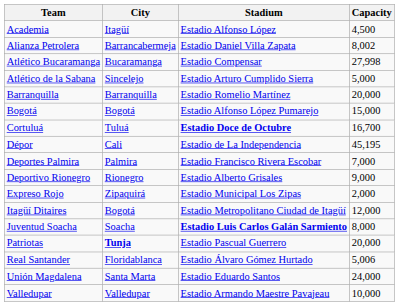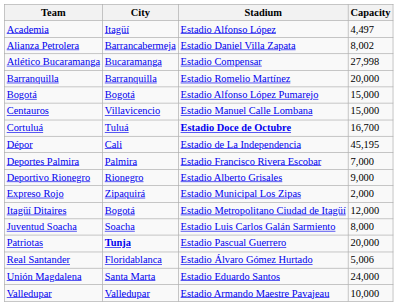(364, 29) 4,500 -> (362, 29) 4,497
- row: (51, 78)
+ row: (28, 111)
(264, 227) bold -> (258, 227) normal
